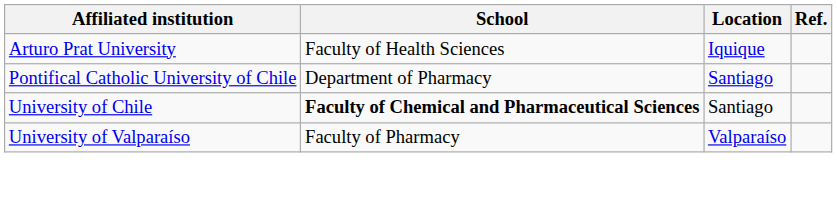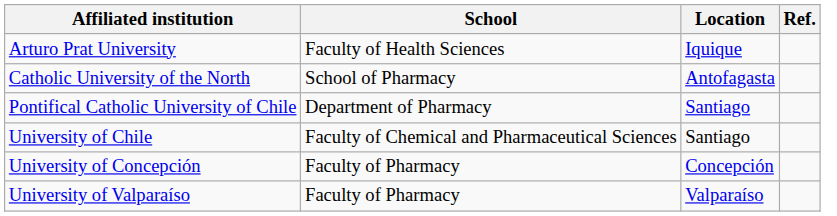+ row: (129, 78)
(502, 107) bold -> (491, 136) normal
+ row: (105, 166)
